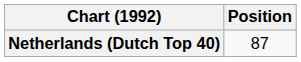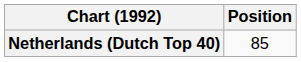(260, 43) 87 -> (260, 43) 85
